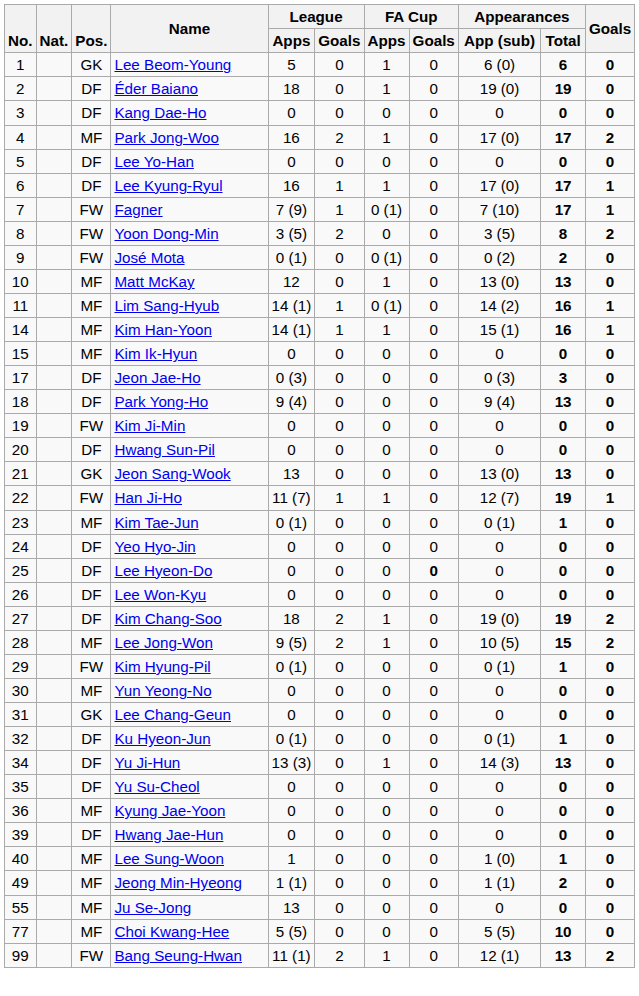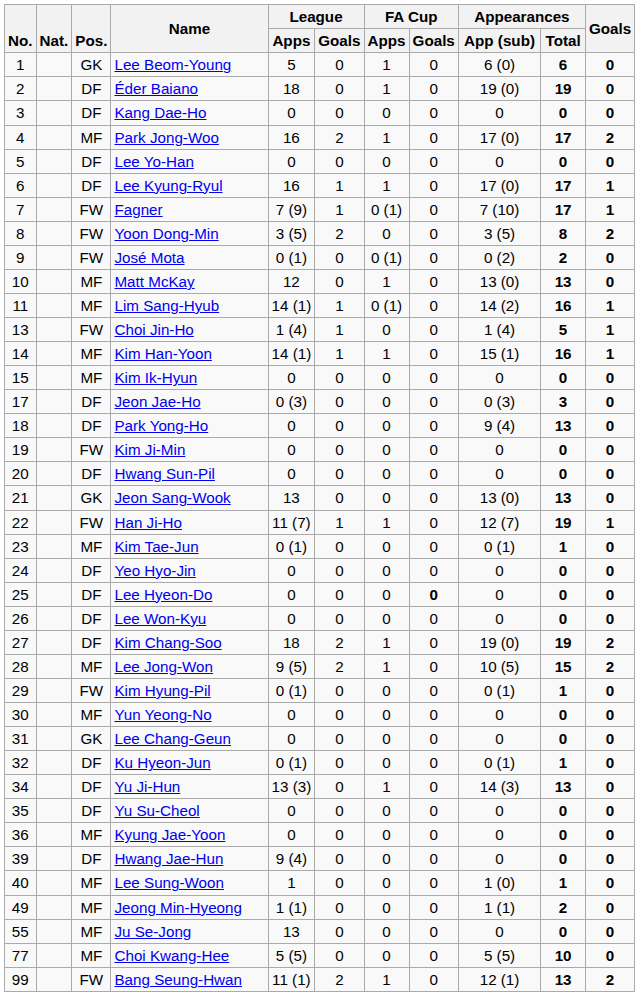+ row: (154, 330)
(291, 402) 9 (4) -> (291, 426) 0
(291, 835) 0 -> (291, 859) 9 (4)
